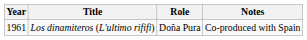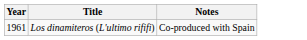- column: (180, 12)
